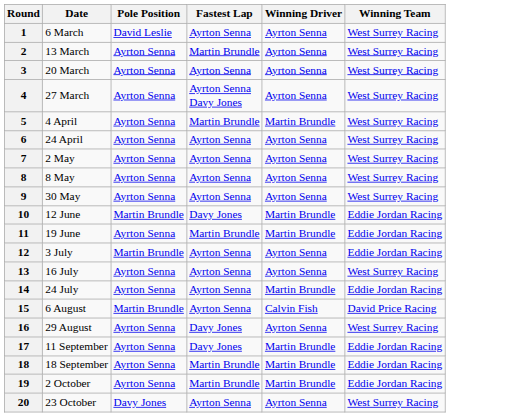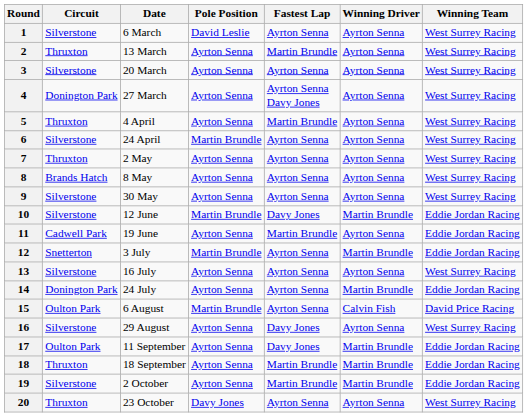+ column: (81, 14)
(300, 121) Martin Brundle -> (373, 121) Ayrton Senna
(144, 140) Ayrton Senna -> (226, 140) Martin Brundle
(300, 234) Martin Brundle -> (373, 234) Ayrton Senna
(296, 252) Ayrton Senna -> (378, 252) Martin Brundle
